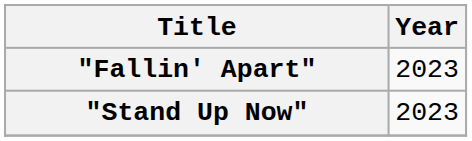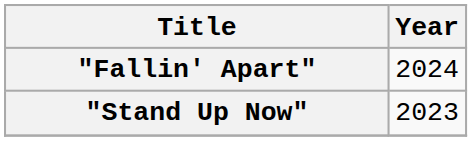(427, 70) 2023 -> (427, 70) 2024
